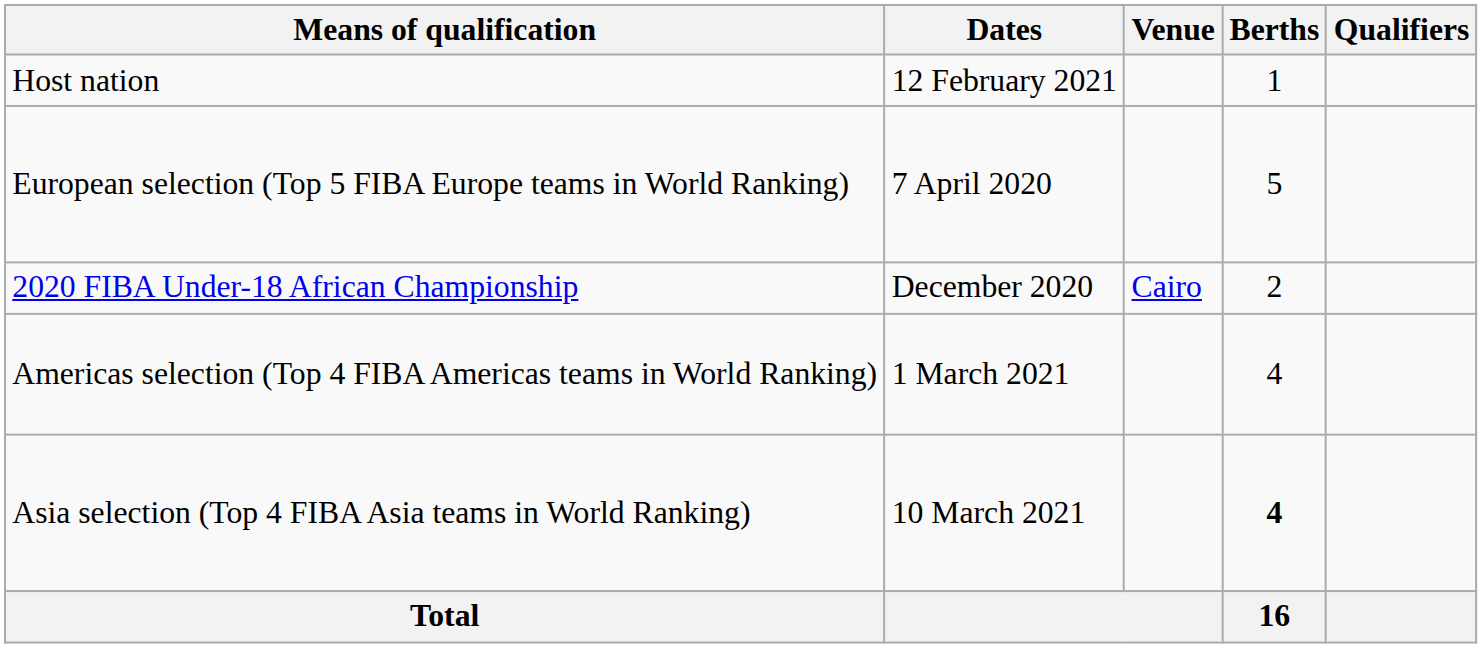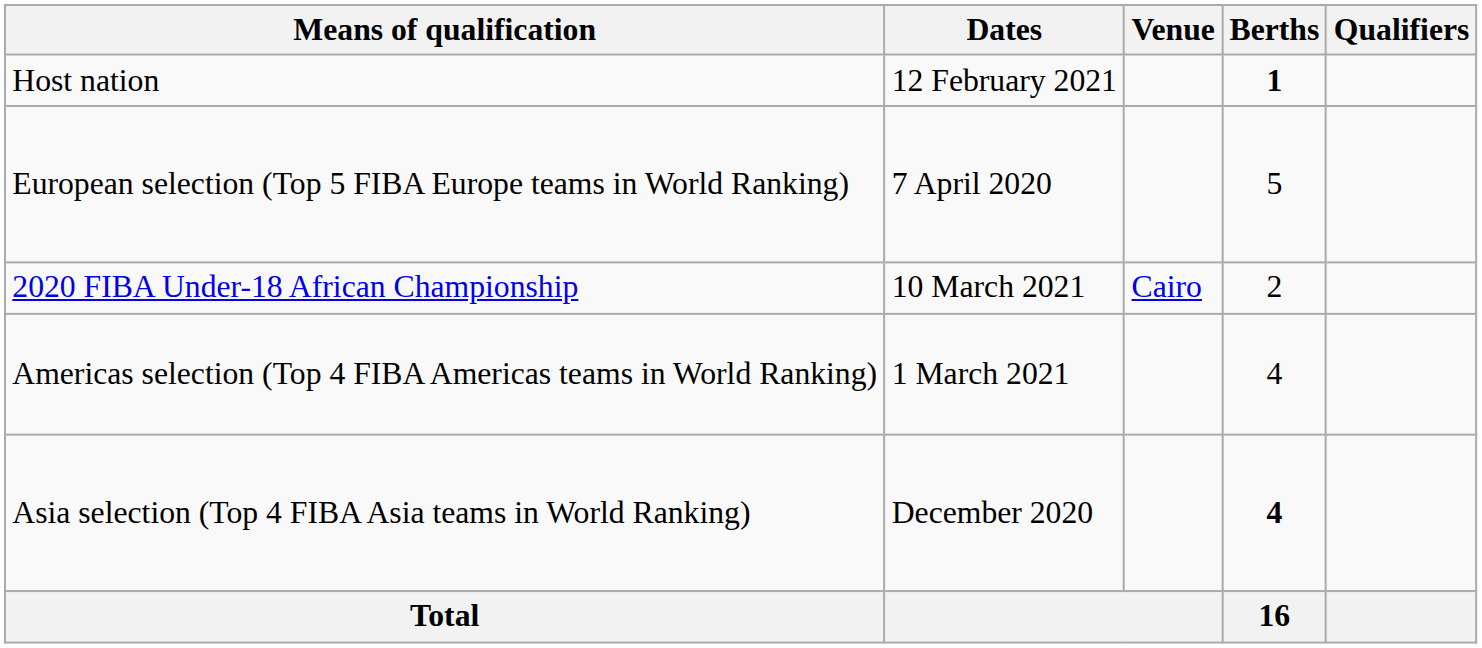(1274, 79) normal -> (1274, 79) bold
(992, 287) December 2020 -> (988, 287) 10 March 2021
(988, 512) 10 March 2021 -> (992, 512) December 2020
